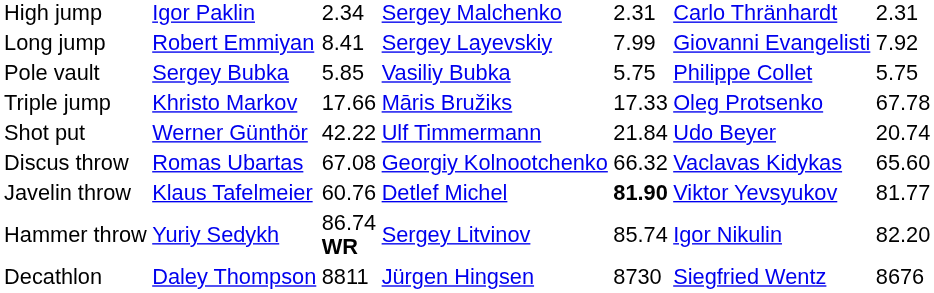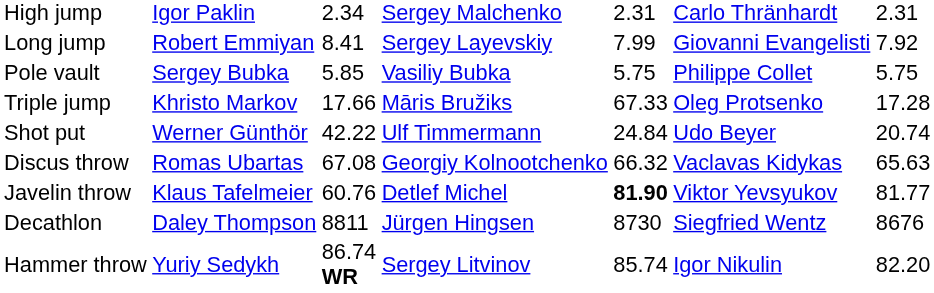(641, 102) 17.33 -> (641, 102) 67.33
(903, 102) 67.78 -> (903, 102) 17.28
(641, 132) 21.84 -> (641, 132) 24.84
(903, 162) 65.60 -> (903, 162) 65.63
rows swapped: (75, 234) <-> (53, 276)
